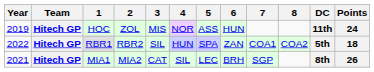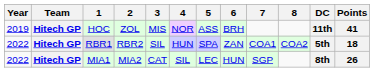(234, 28) HUN -> (234, 28) BRH
(352, 28) 24 -> (352, 28) 41
(18, 60) 2021 -> (18, 60) 2022
(234, 60) BRH -> (234, 60) HUN
